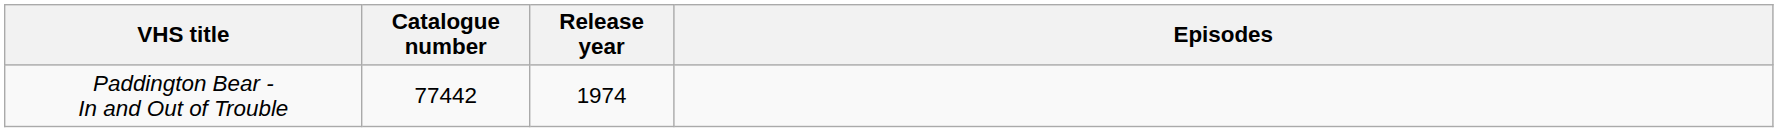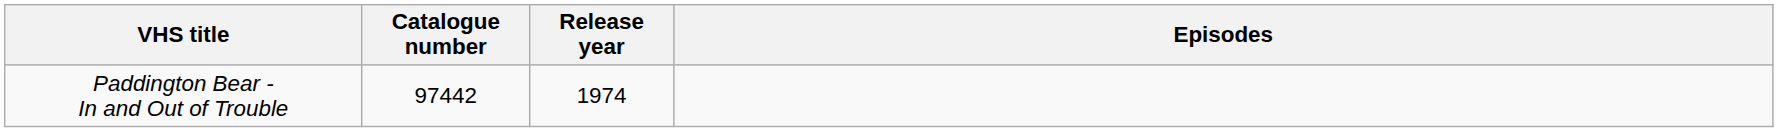(446, 95) 77442 -> (446, 95) 97442
